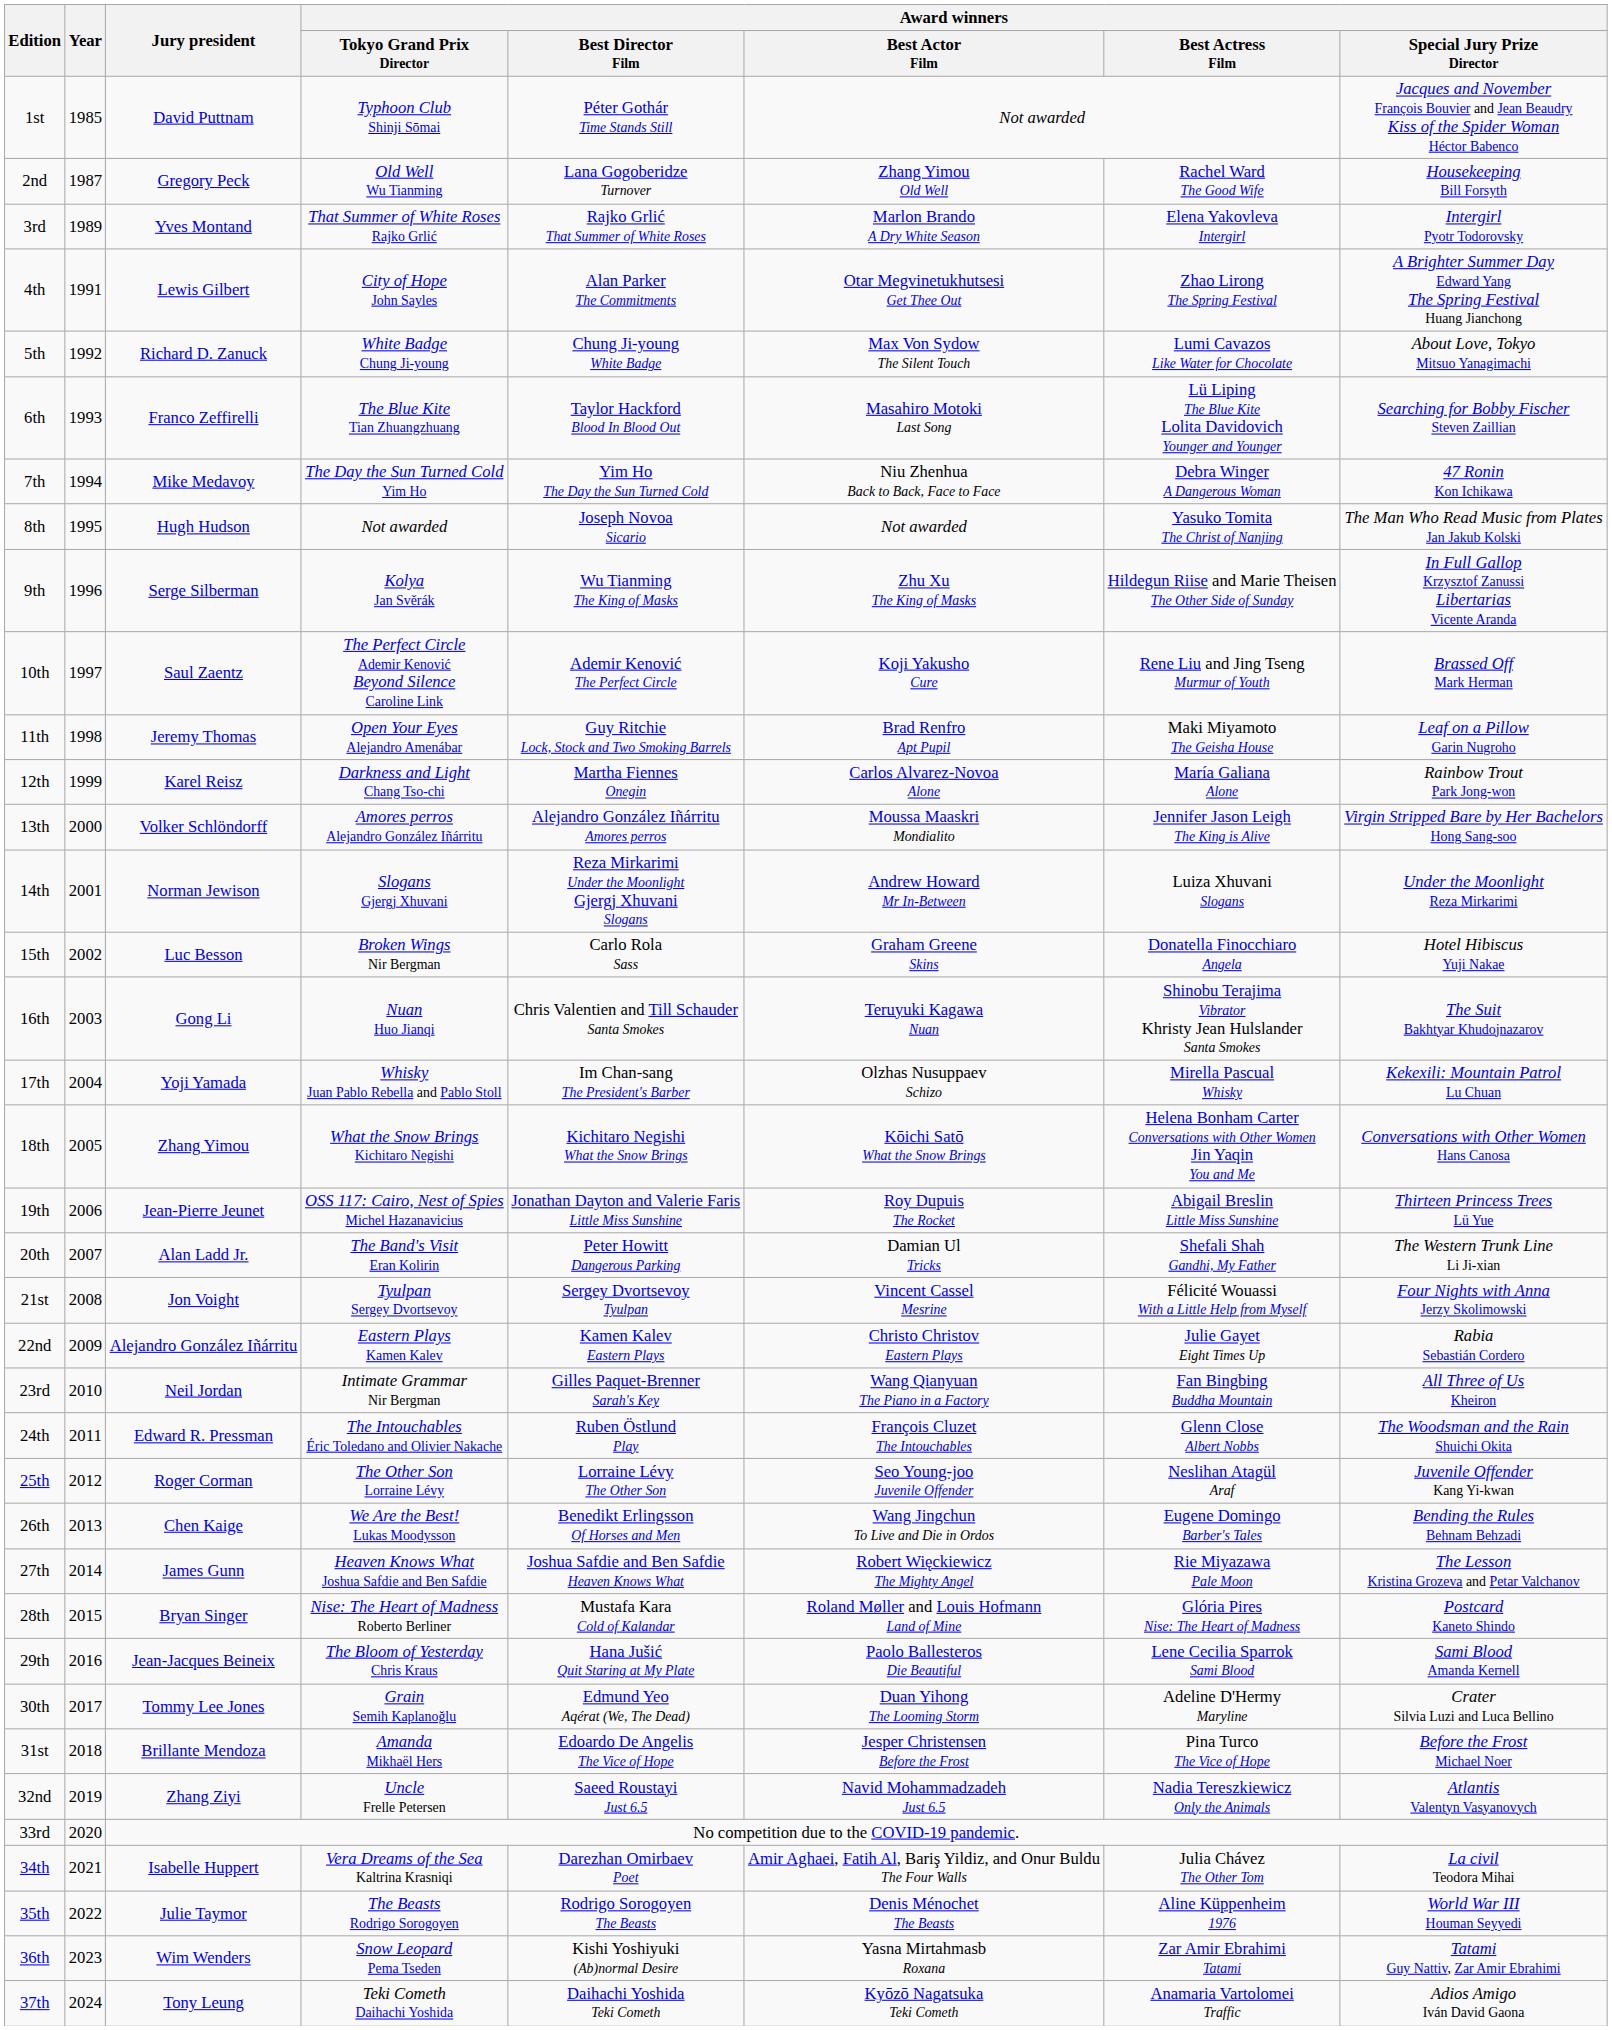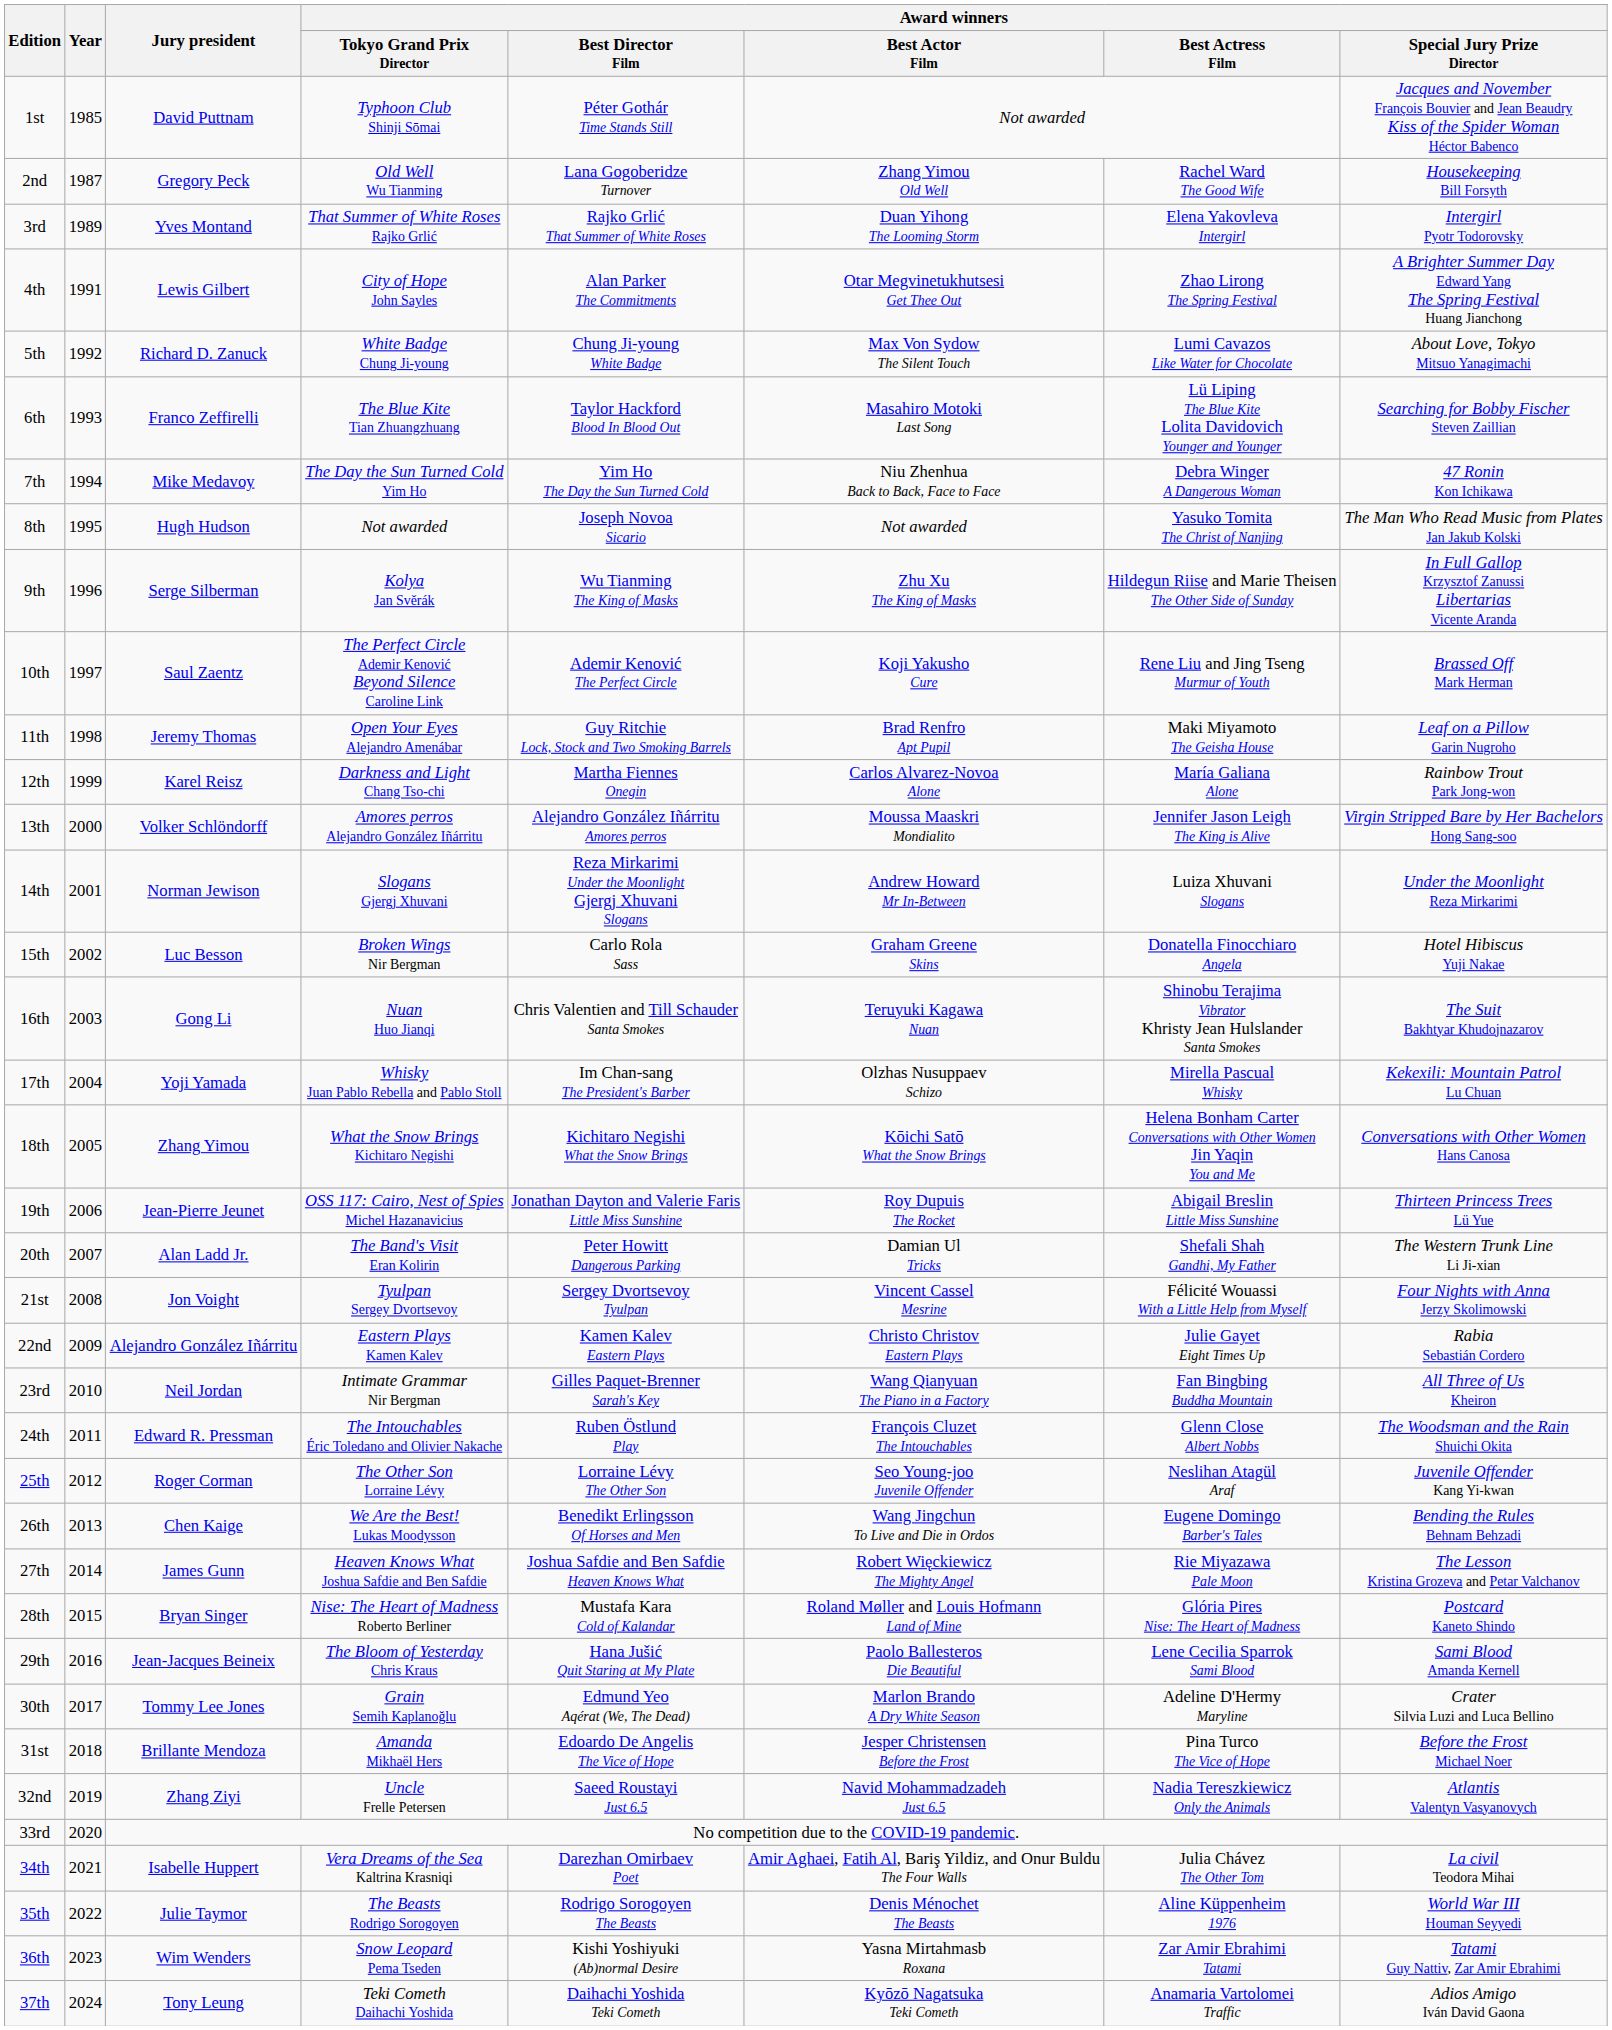(924, 226) Marlon Brando A Dry White Season -> (924, 226) Duan Yihong The Looming Storm
(924, 1706) Duan Yihong The Looming Storm -> (924, 1706) Marlon Brando A Dry White Season
